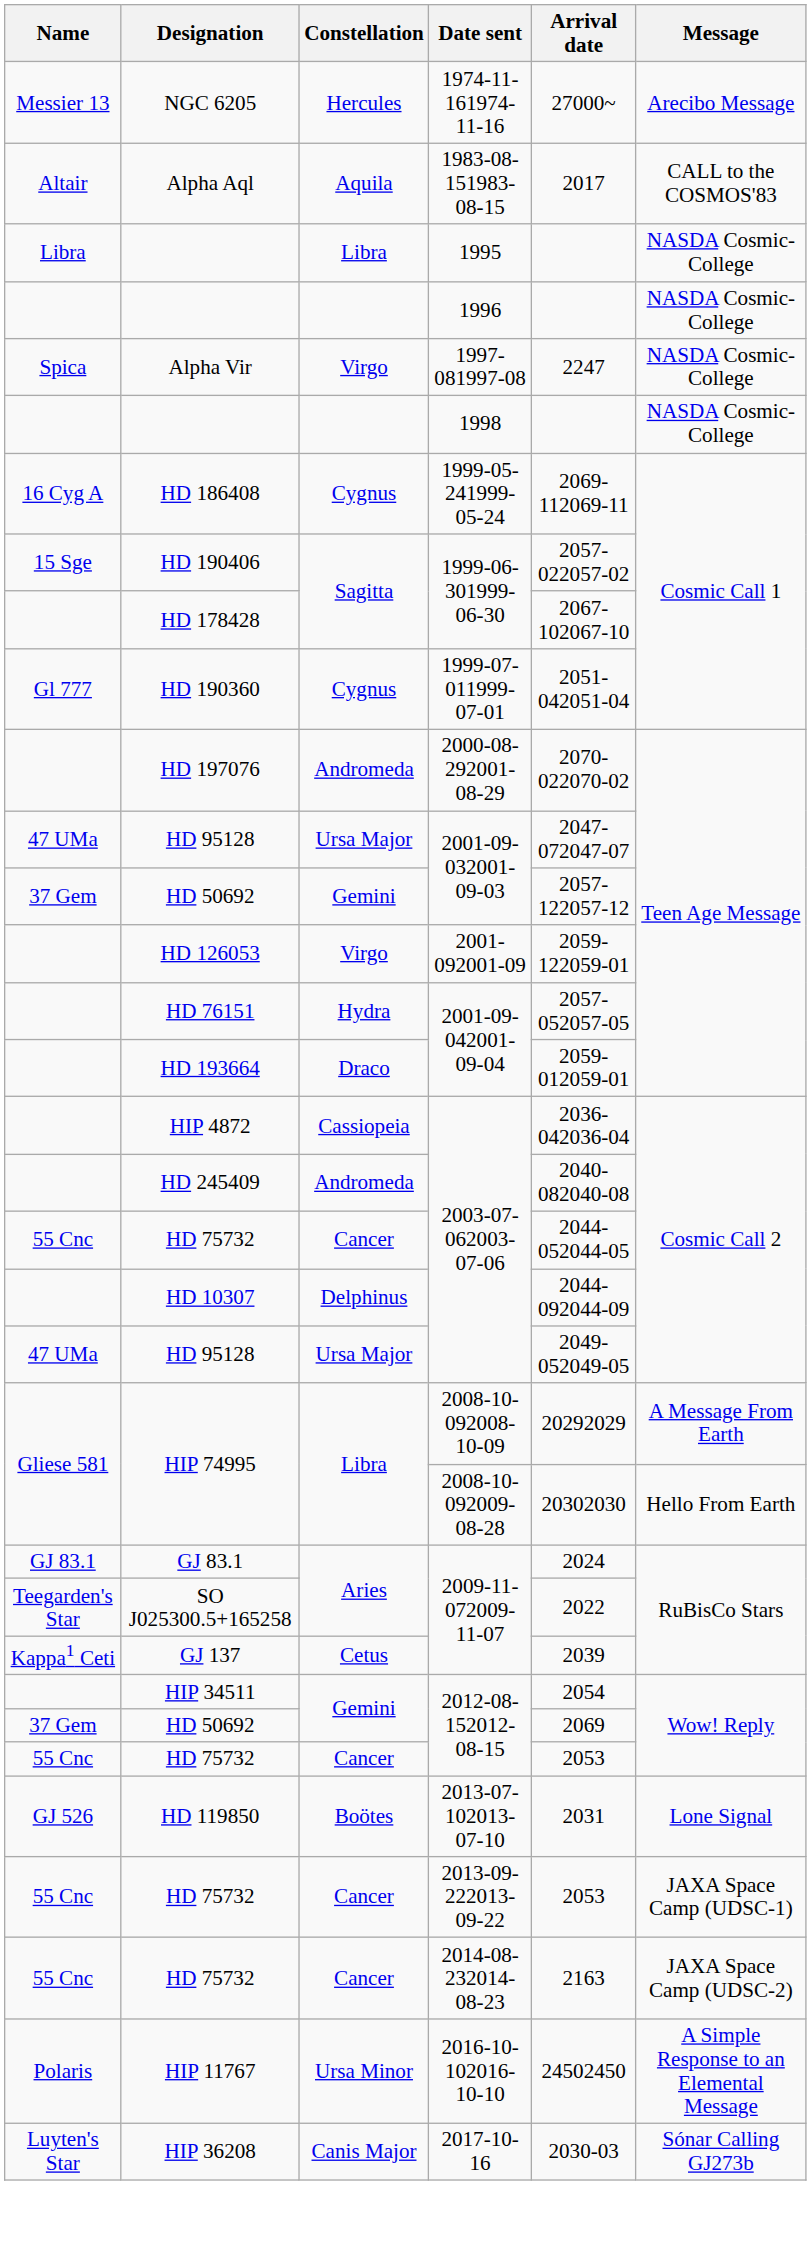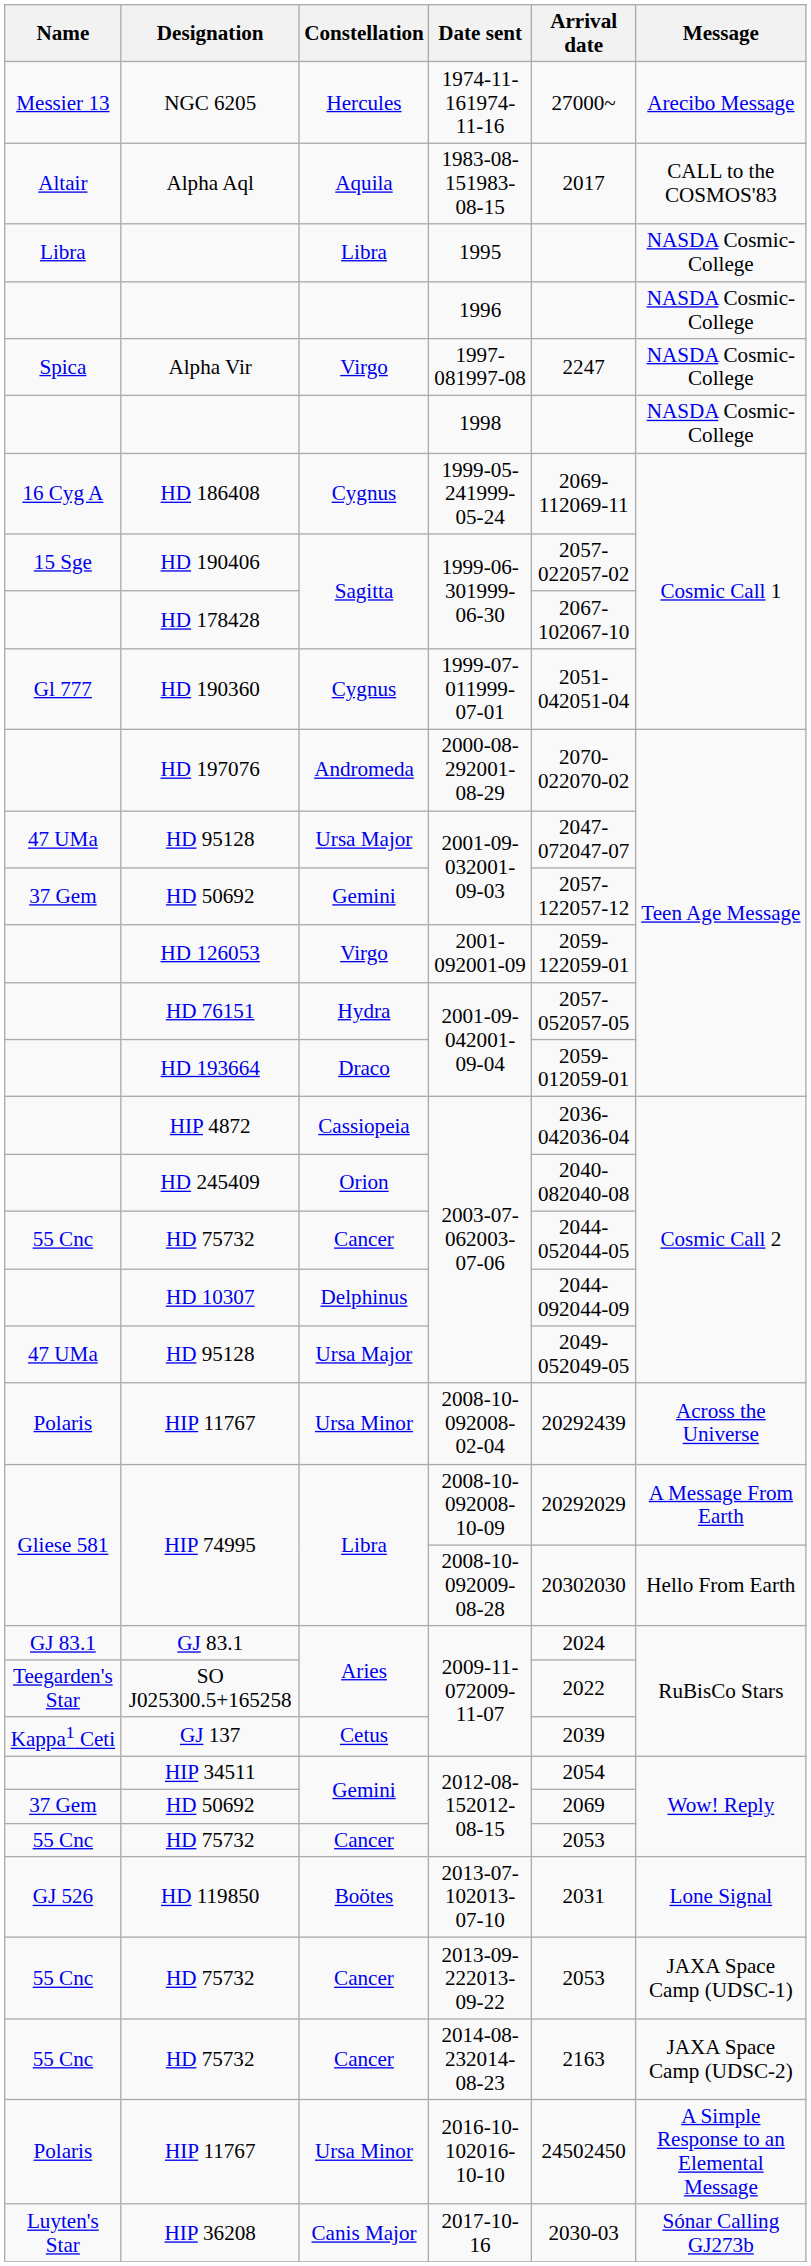(364, 1182) Andromeda -> (364, 1182) Orion
+ row: (210, 1423)
